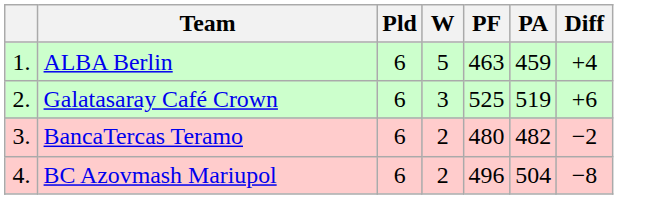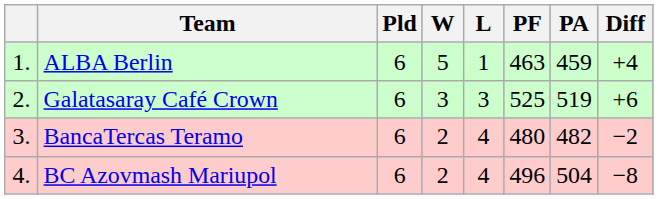+ column: (483, 23)
